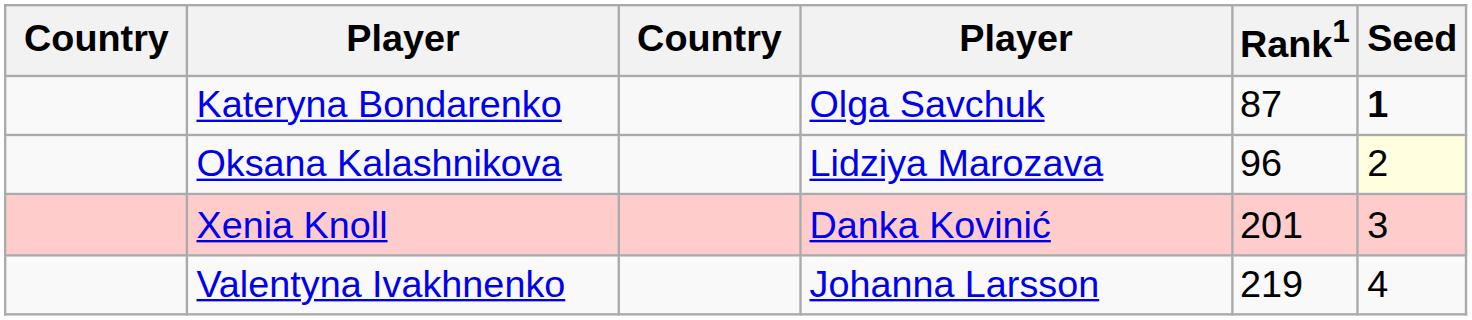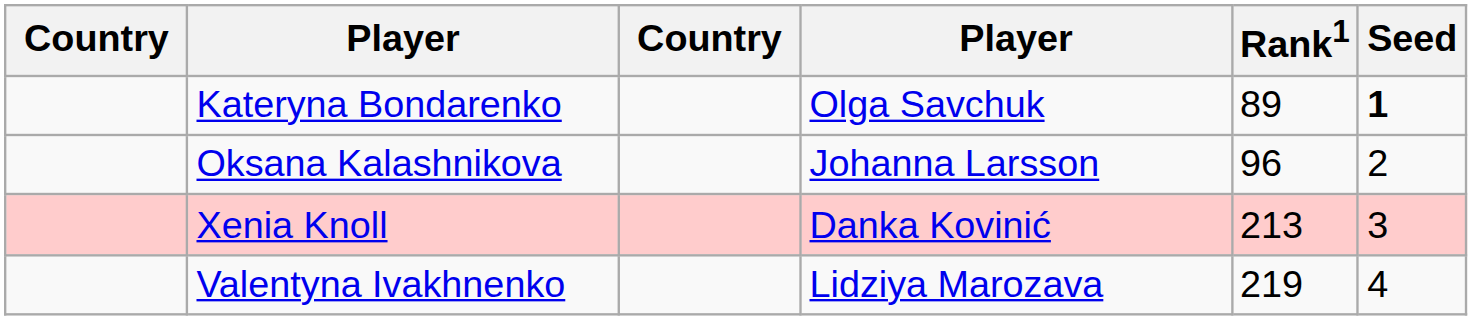(1261, 104) 87 -> (1261, 104) 89
(956, 164) Lidziya Marozava -> (954, 164) Johanna Larsson
(1378, 164) lightyellow background -> (1378, 164) no background
(1271, 224) 201 -> (1271, 224) 213
(954, 284) Johanna Larsson -> (956, 284) Lidziya Marozava
